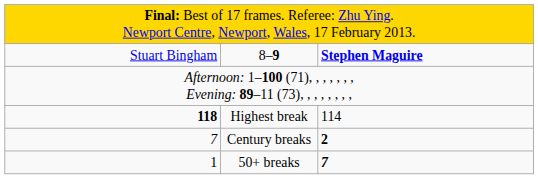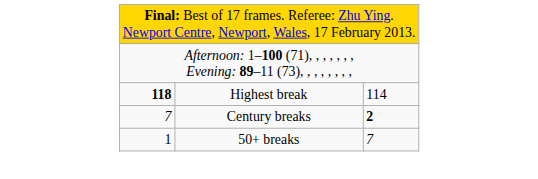- row: (269, 55)
(325, 162) bold -> (370, 140) normal
